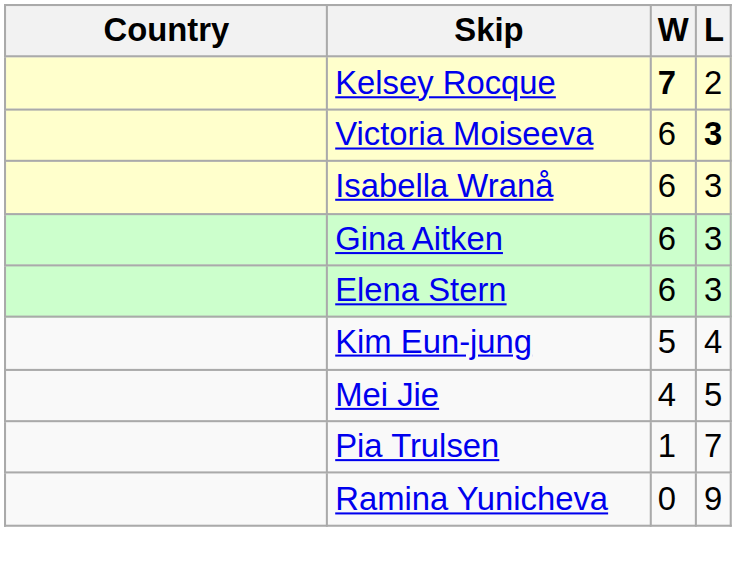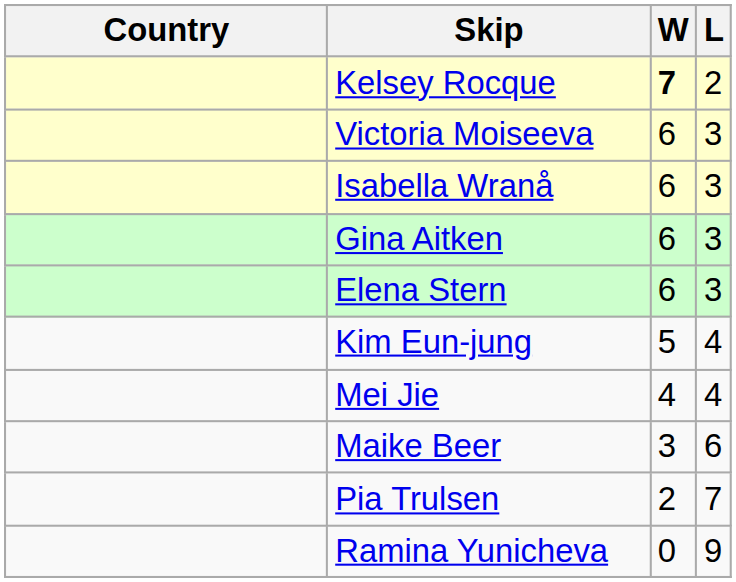(713, 134) bold -> (713, 134) normal
(713, 394) 5 -> (713, 394) 4
+ row: (418, 446)
(667, 446) 1 -> (667, 498) 2
